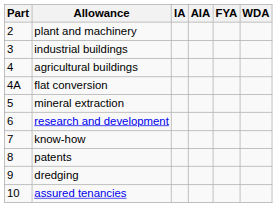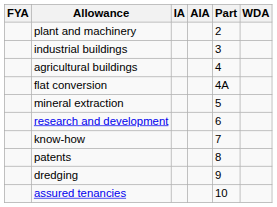columns swapped: (18, 13) <-> (226, 13)
